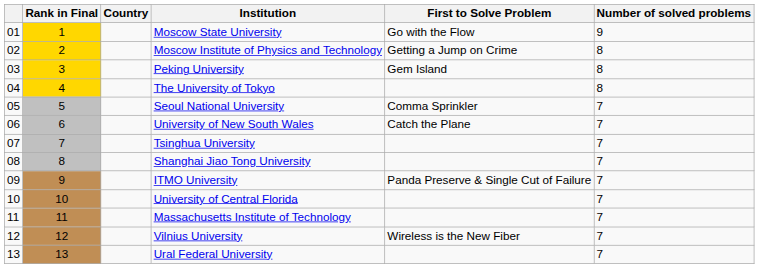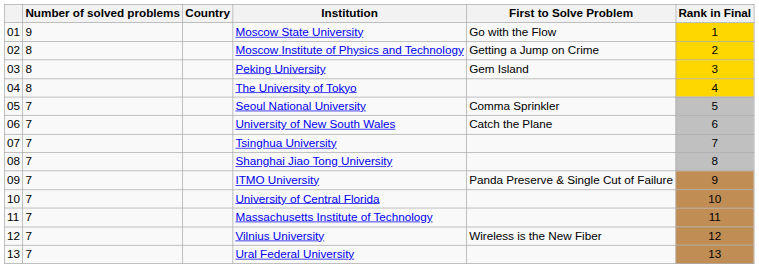columns swapped: (62, 13) <-> (674, 13)
